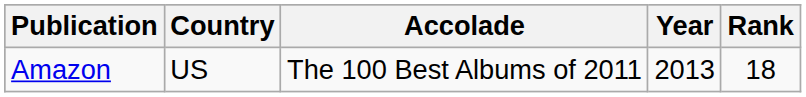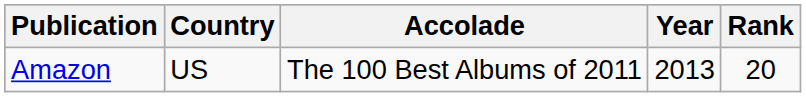(761, 69) 18 -> (761, 69) 20
